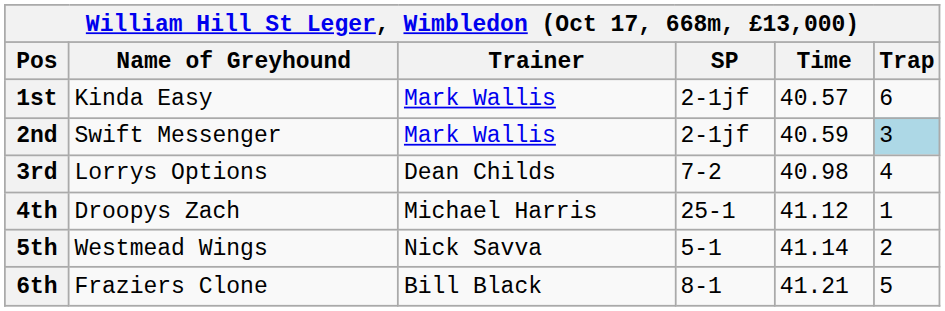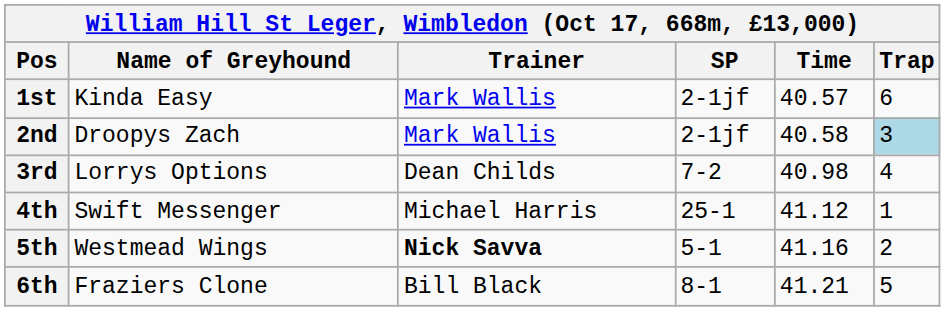(178, 136) Swift Messenger -> (157, 136) Droopys Zach
(814, 136) 40.59 -> (814, 136) 40.58
(157, 211) Droopys Zach -> (178, 211) Swift Messenger
(473, 249) normal -> (473, 249) bold
(814, 249) 41.14 -> (814, 249) 41.16
